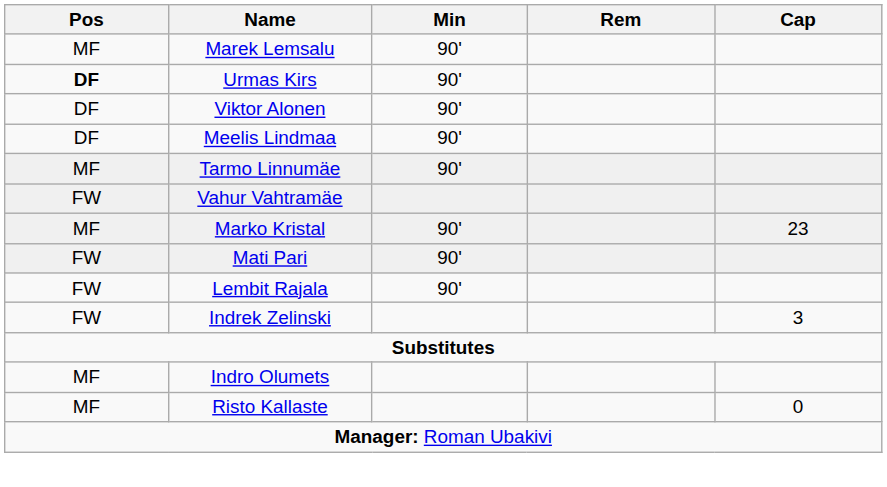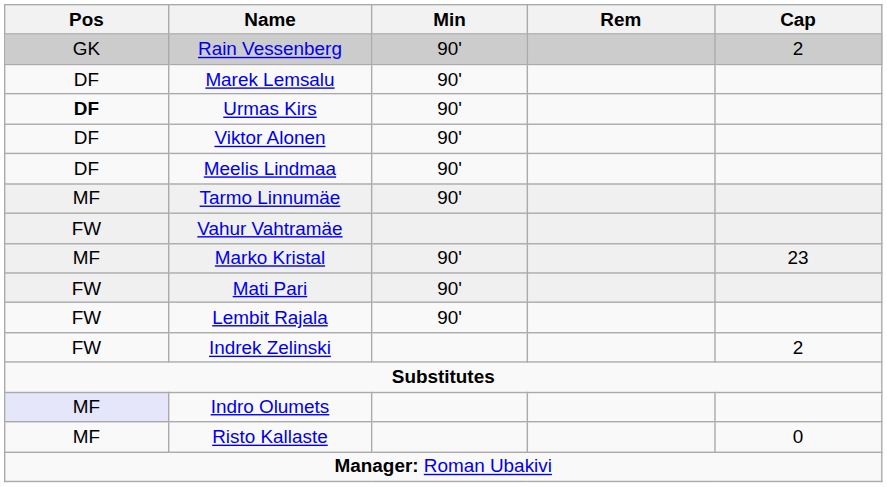+ row: (270, 49)
(86, 49) MF -> (86, 79) DF
(798, 317) 3 -> (798, 347) 2
(86, 377) no background -> (86, 407) lavender background
